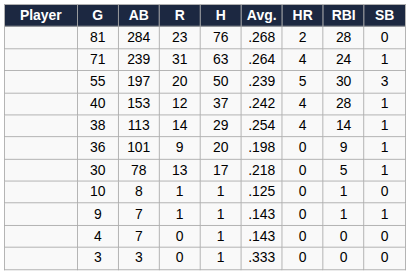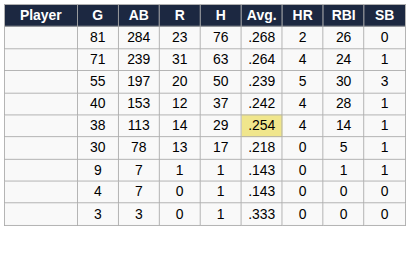(344, 37) 28 -> (344, 37) 26
(262, 125) no background -> (262, 125) khaki background
- row: (98, 147)
- row: (98, 192)
